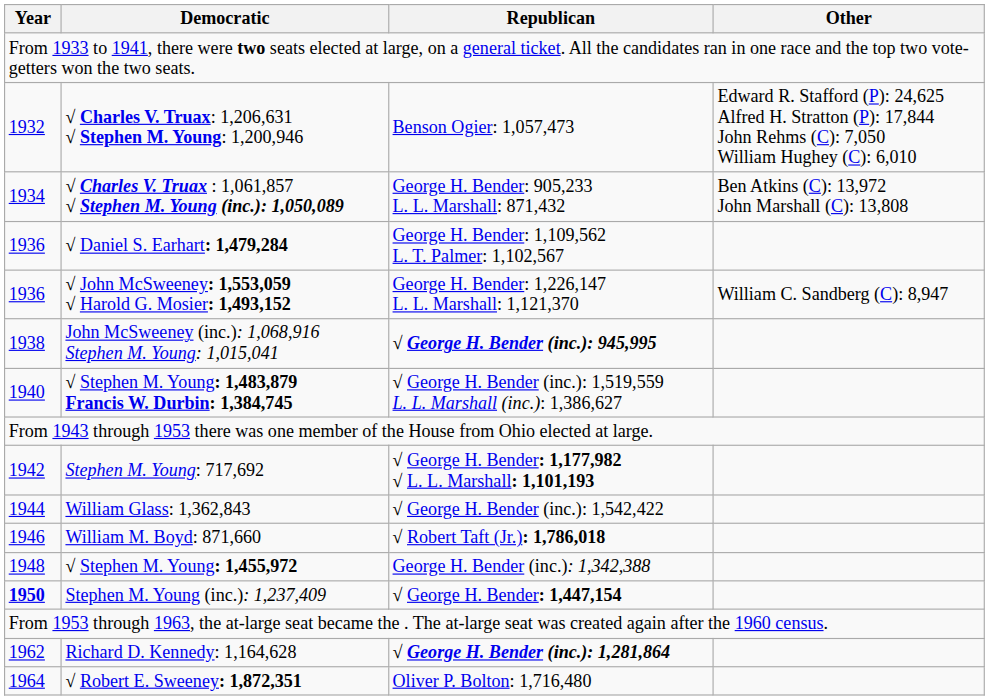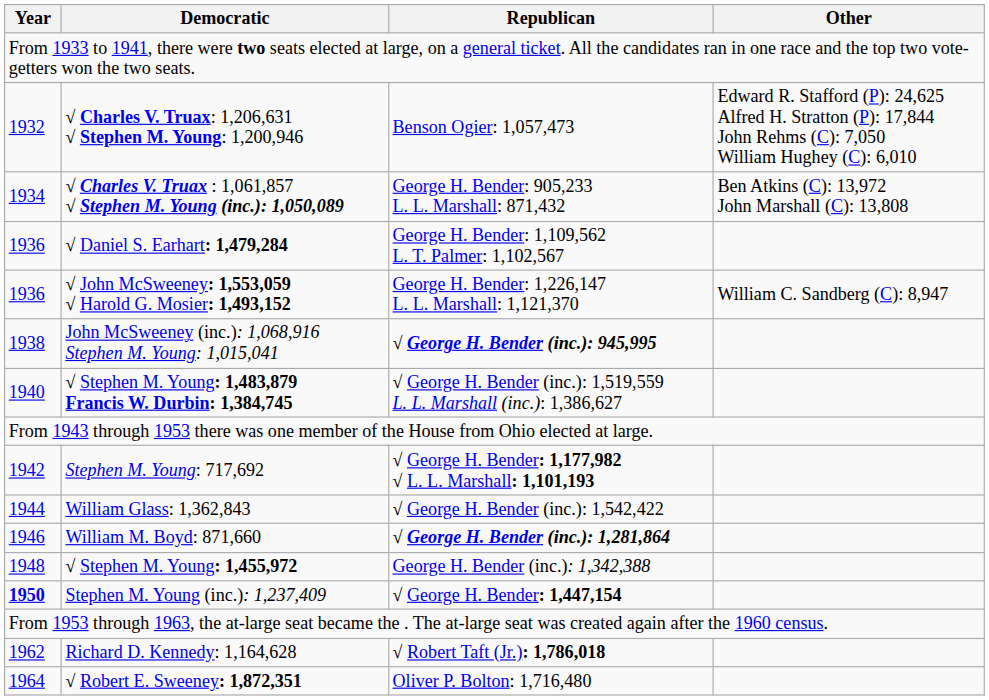(499, 537) √ Robert Taft (Jr.): 1,786,018 -> (531, 537) √ George H. Bender (inc.): 1,281,864
(531, 652) √ George H. Bender (inc.): 1,281,864 -> (499, 652) √ Robert Taft (Jr.): 1,786,018
